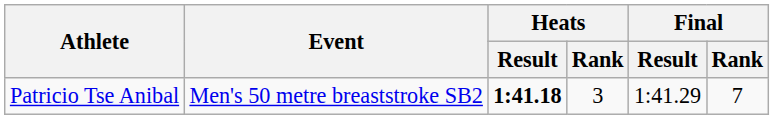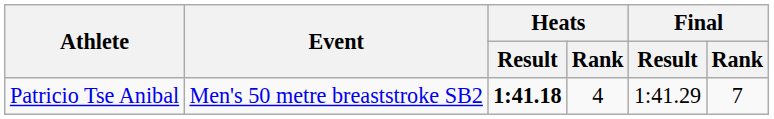(598, 96) 3 -> (598, 96) 4
